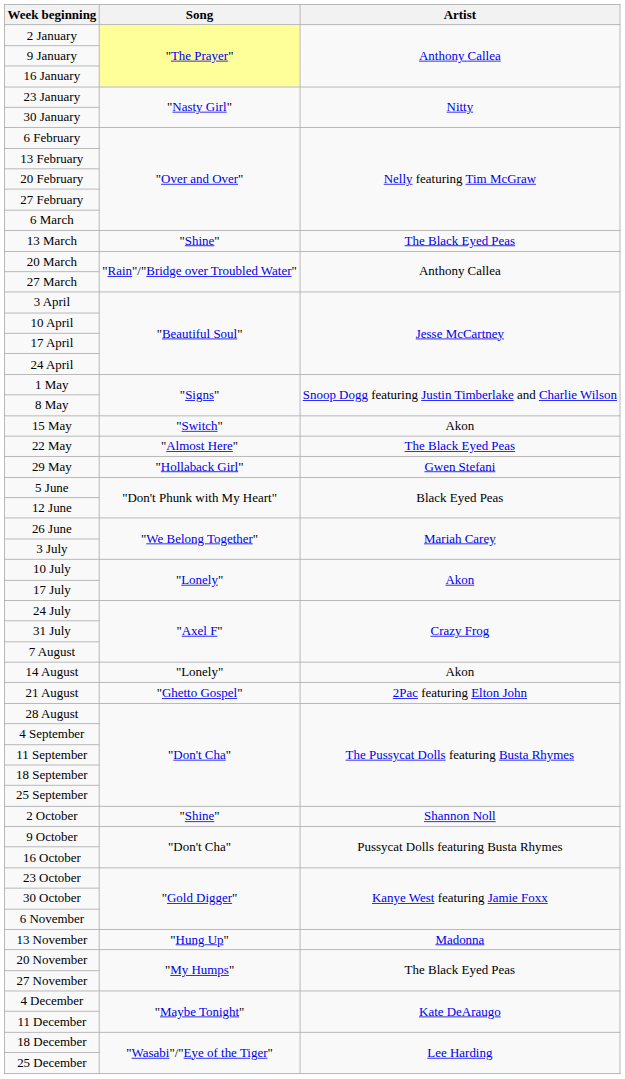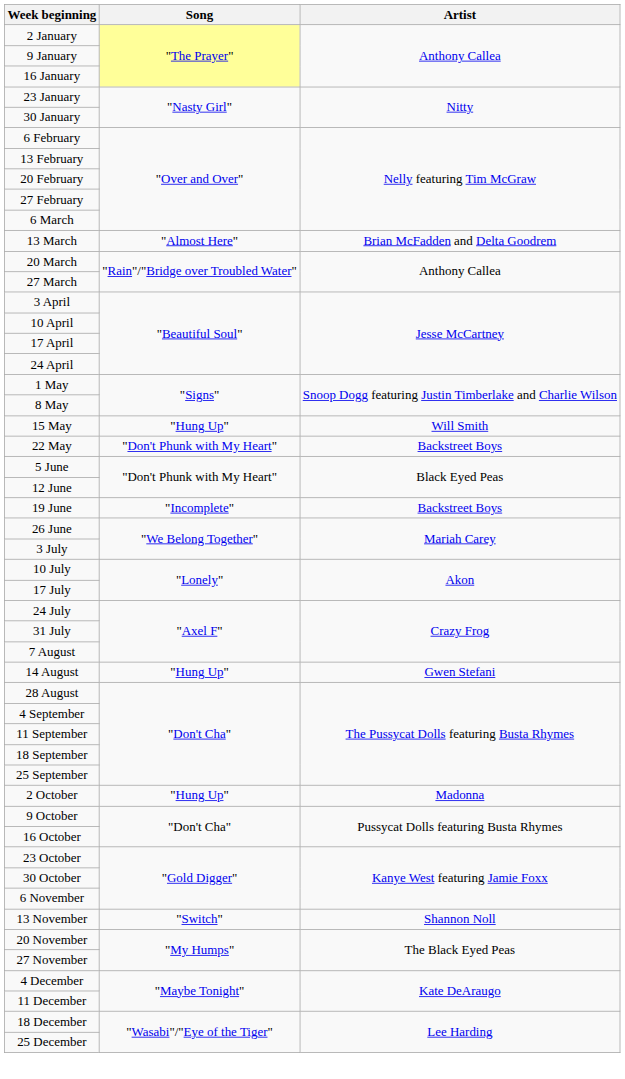(200, 240) "Shine" -> (200, 240) "Almost Here"
(460, 240) The Black Eyed Peas -> (460, 240) Brian McFadden and Delta Goodrem
(200, 425) "Switch" -> (200, 425) "Hung Up"
(460, 425) Akon -> (460, 425) Will Smith
(200, 446) "Almost Here" -> (200, 446) "Don't Phunk with My Heart"
(460, 446) The Black Eyed Peas -> (460, 446) Backstreet Boys
- row: (52, 466)
+ row: (52, 508)
(200, 672) "Lonely" -> (200, 672) "Hung Up"
(460, 672) Akon -> (460, 672) Gwen Stefani
- row: (52, 693)
(200, 816) "Shine" -> (200, 795) "Hung Up"
(460, 816) Shannon Noll -> (460, 795) Madonna
(200, 939) "Hung Up" -> (200, 919) "Switch"
(460, 939) Madonna -> (460, 919) Shannon Noll
